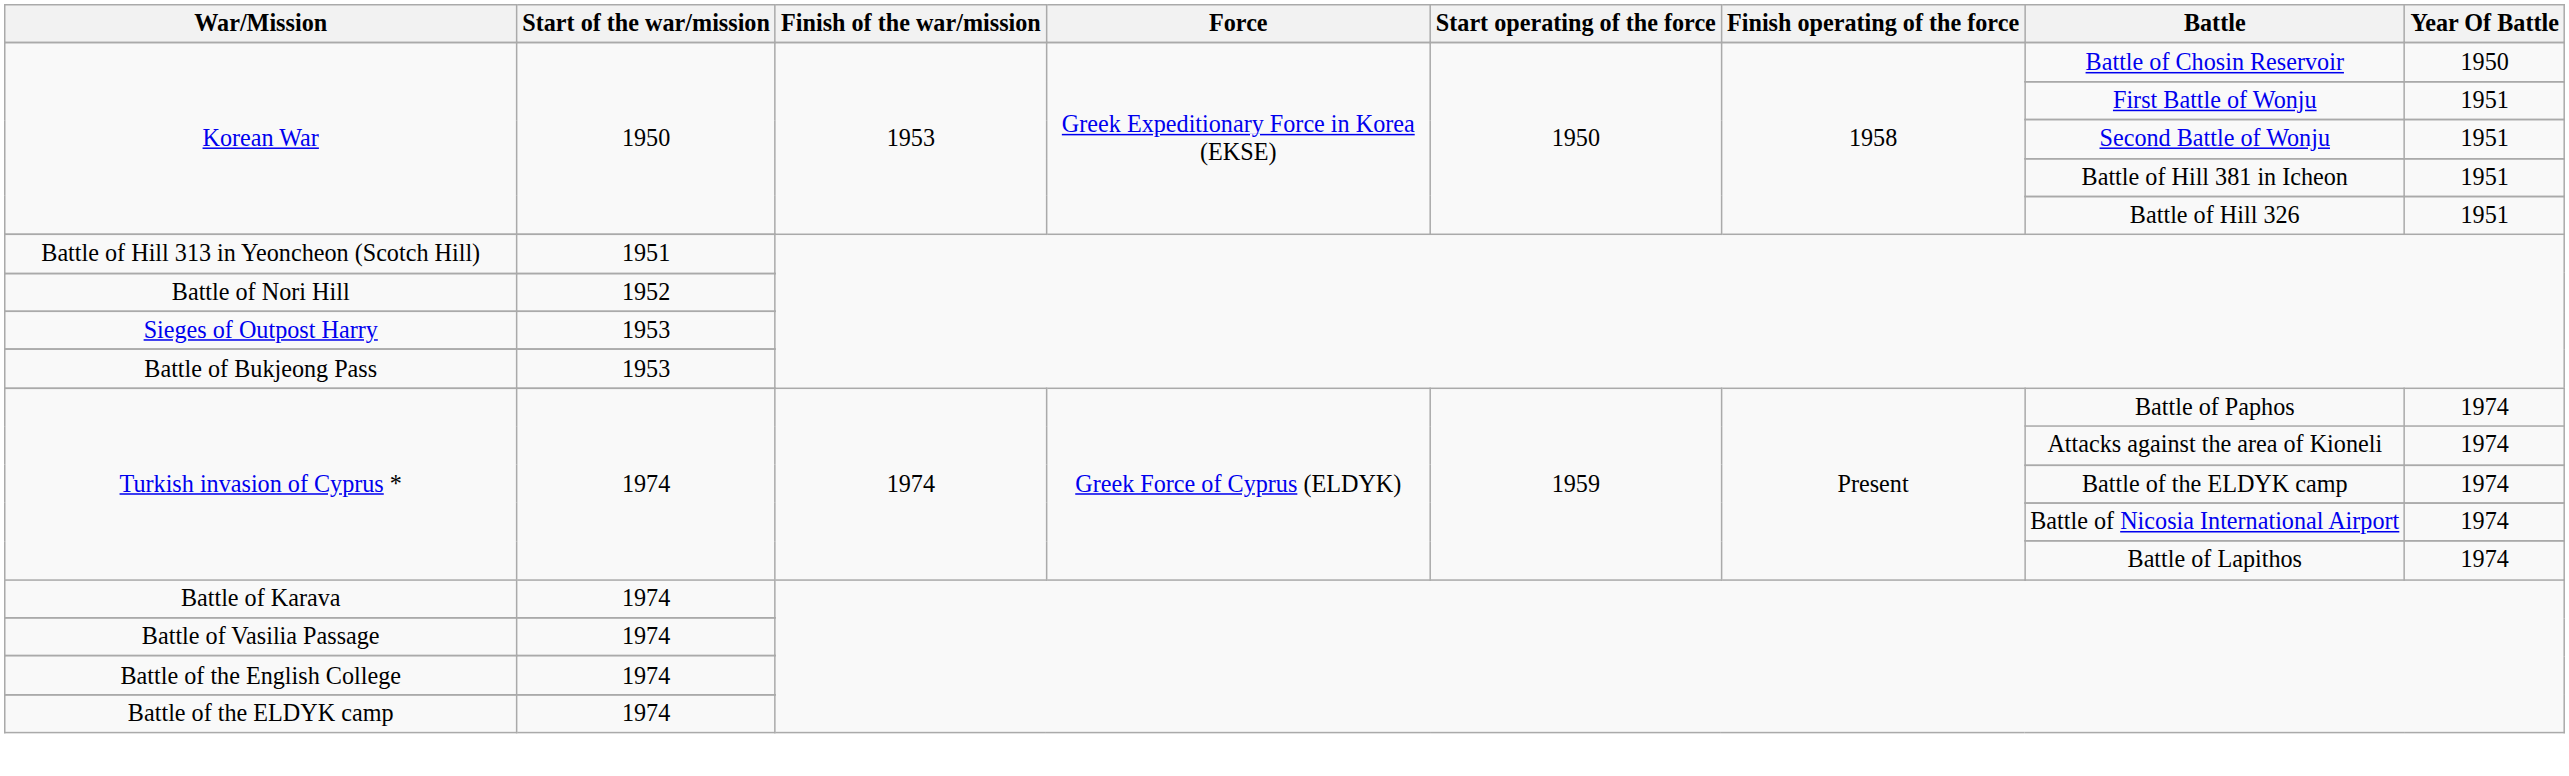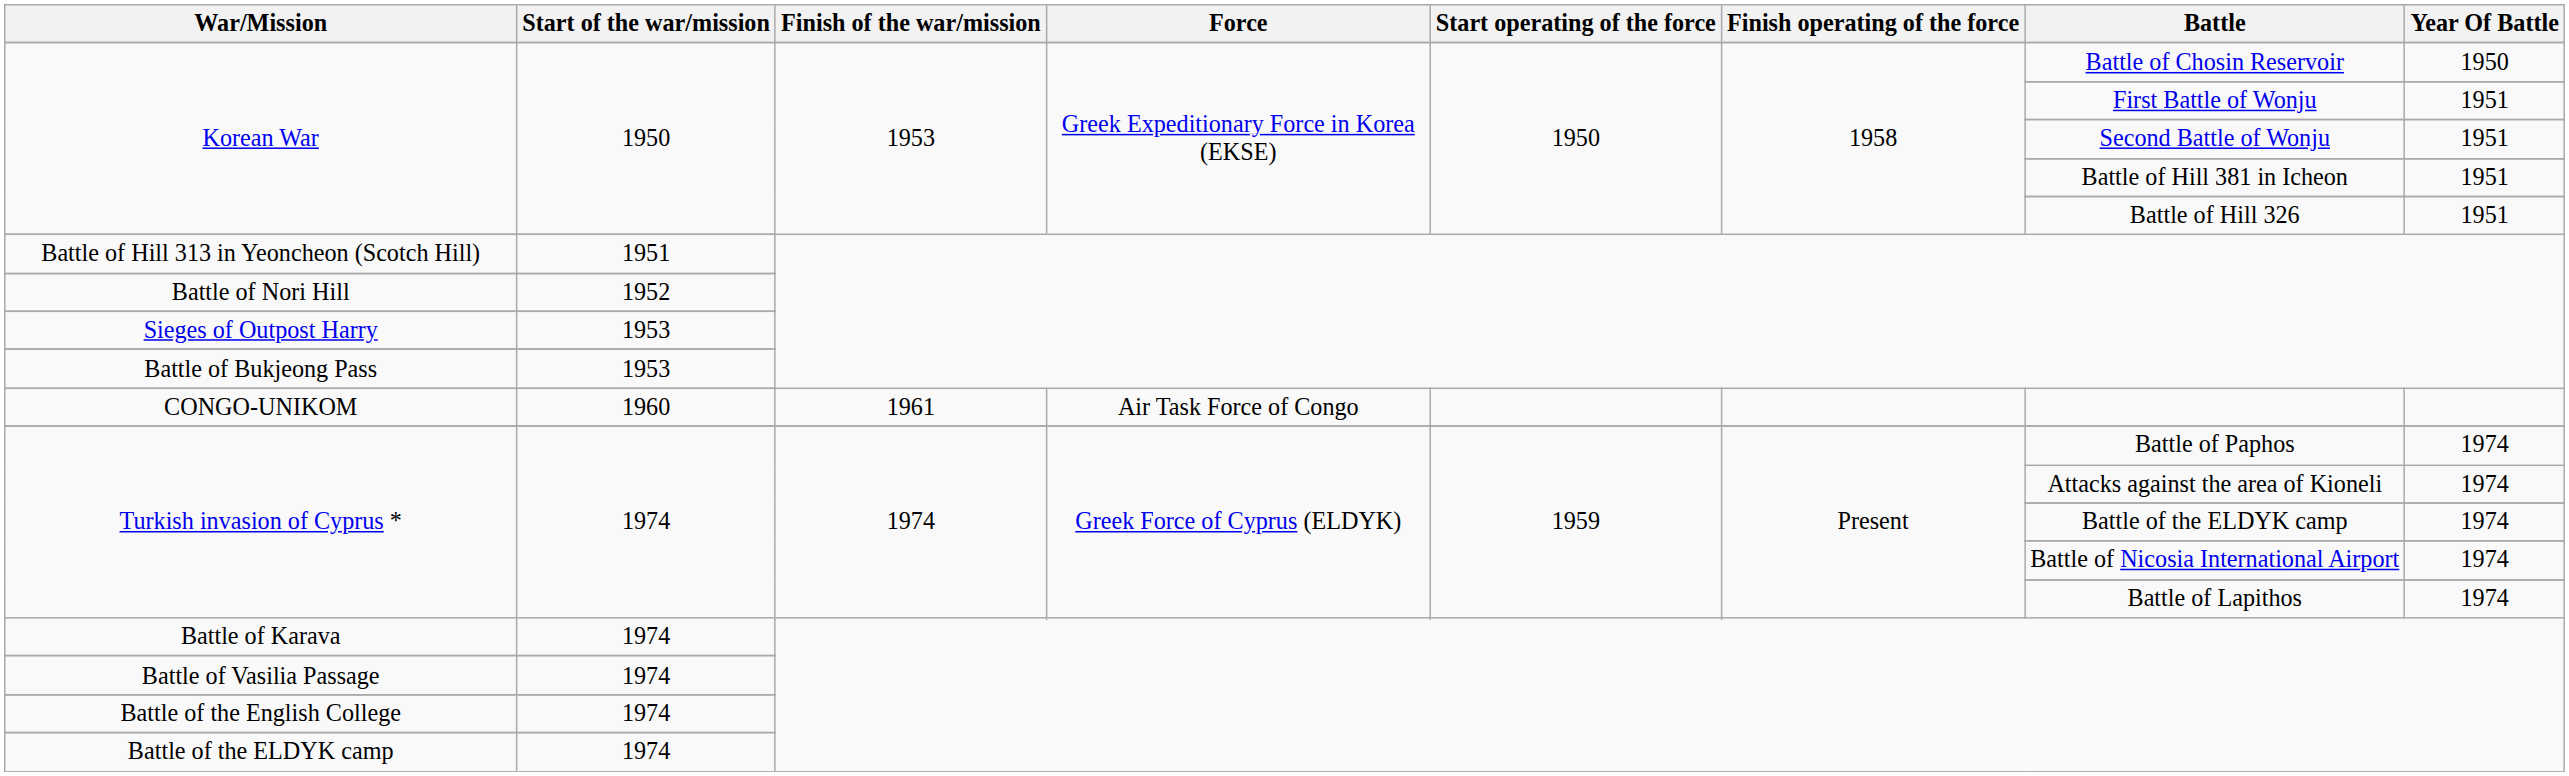+ row: (261, 406)
